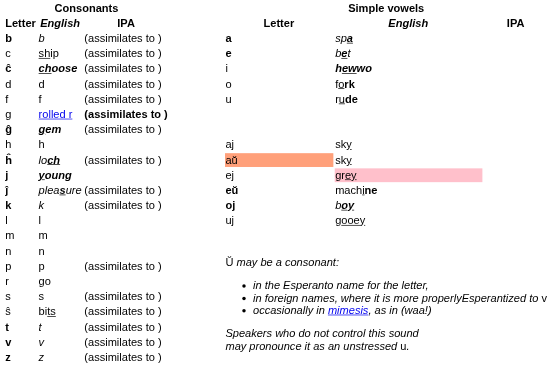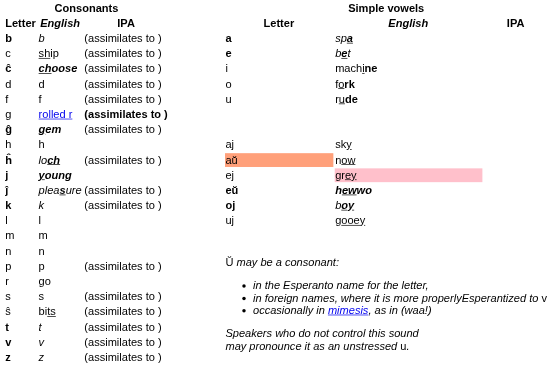(354, 69) hewwo -> (356, 69) machine
(343, 160) sky -> (345, 160) now
(356, 190) machine -> (354, 190) hewwo
